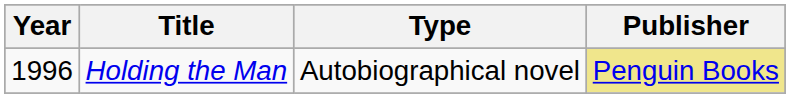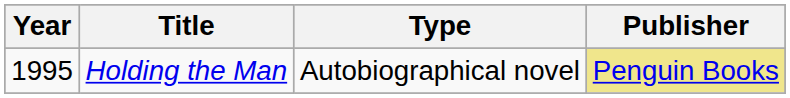(42, 70) 1996 -> (42, 70) 1995
